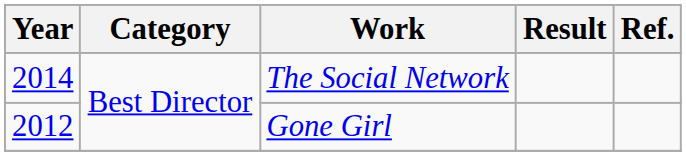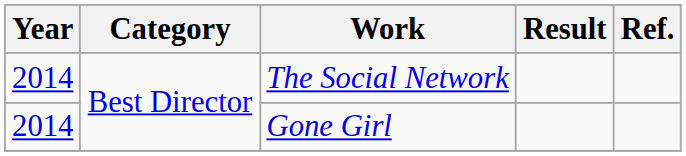(43, 126) 2012 -> (43, 126) 2014
